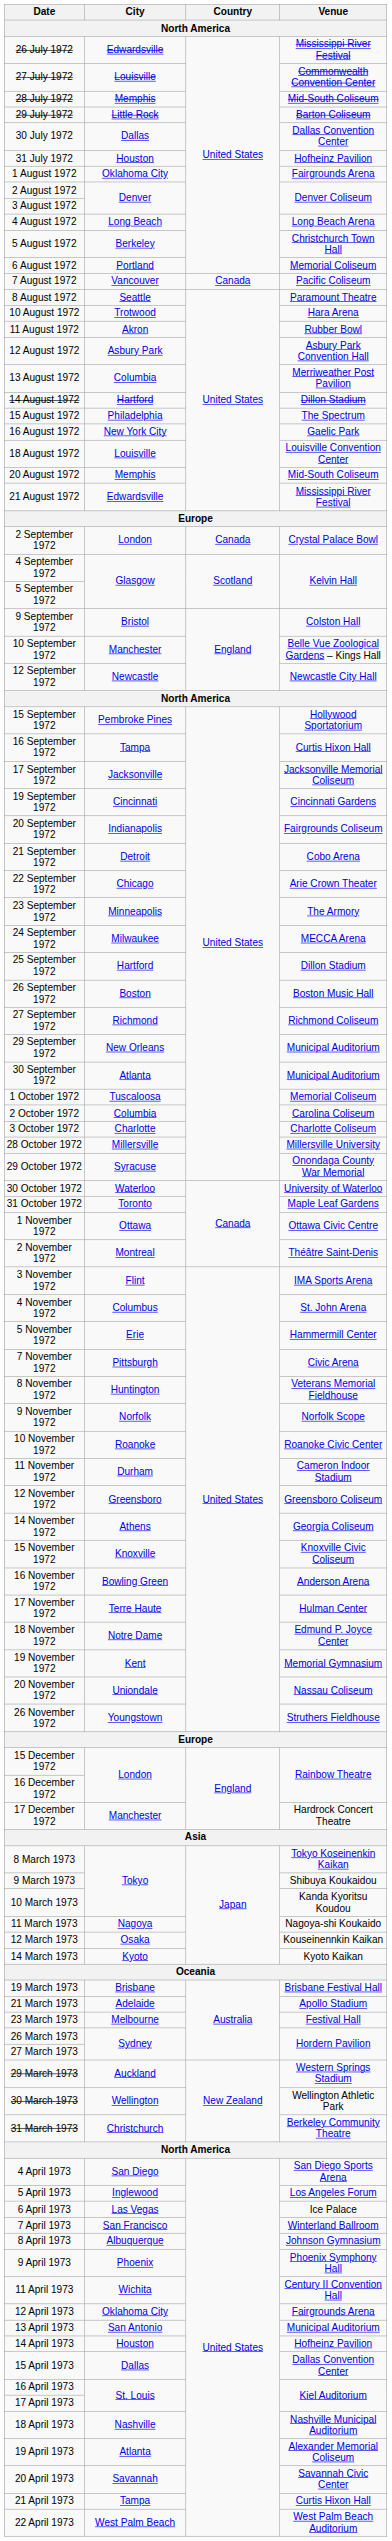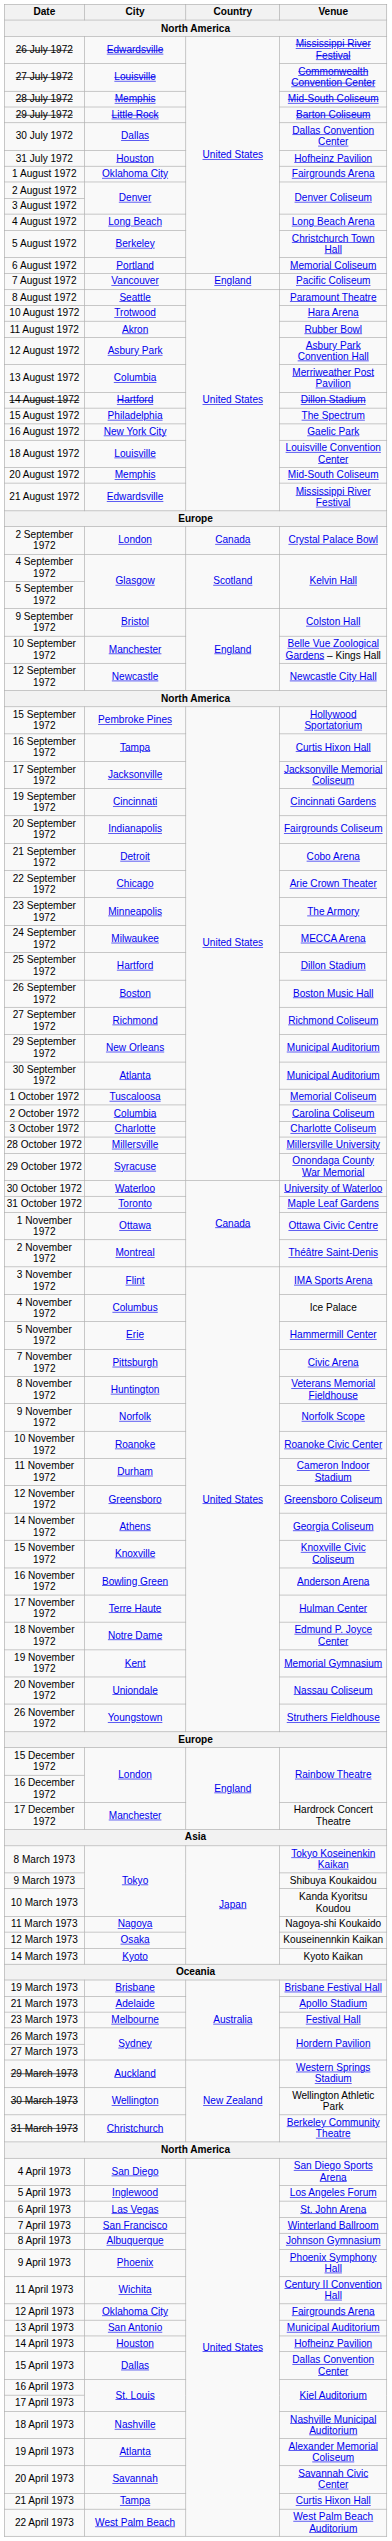(233, 281) Canada -> (233, 281) England
(333, 1308) St. John Arena -> (333, 1308) Ice Palace
(333, 2209) Ice Palace -> (333, 2209) St. John Arena
